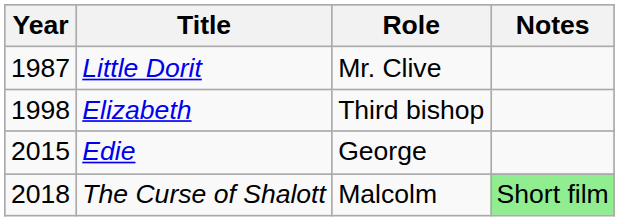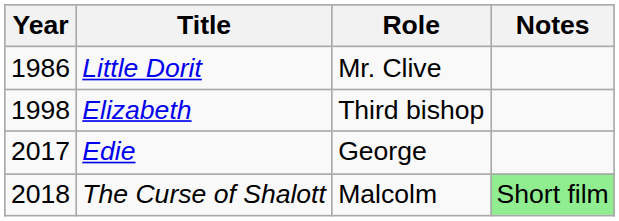(40, 67) 1987 -> (40, 67) 1986
(40, 151) 2015 -> (40, 151) 2017
